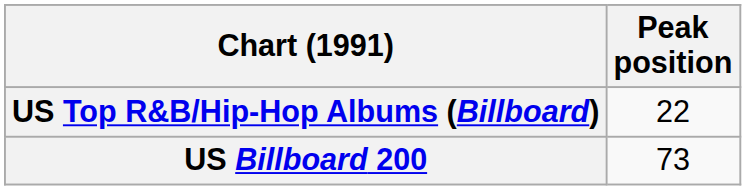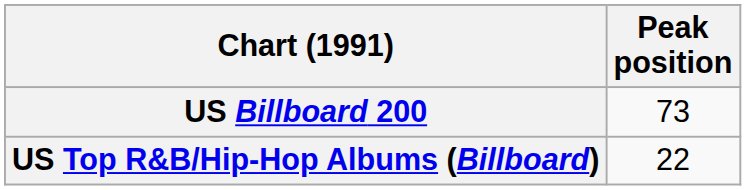rows swapped: (306, 160) <-> (306, 111)
